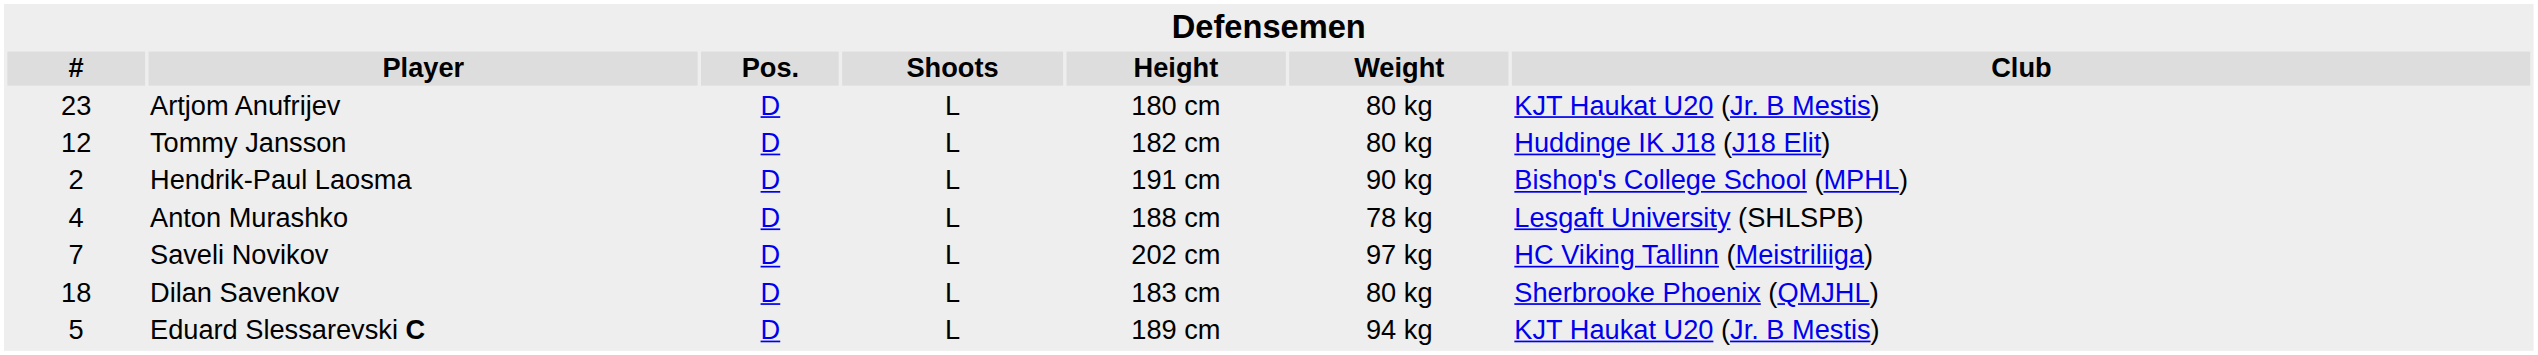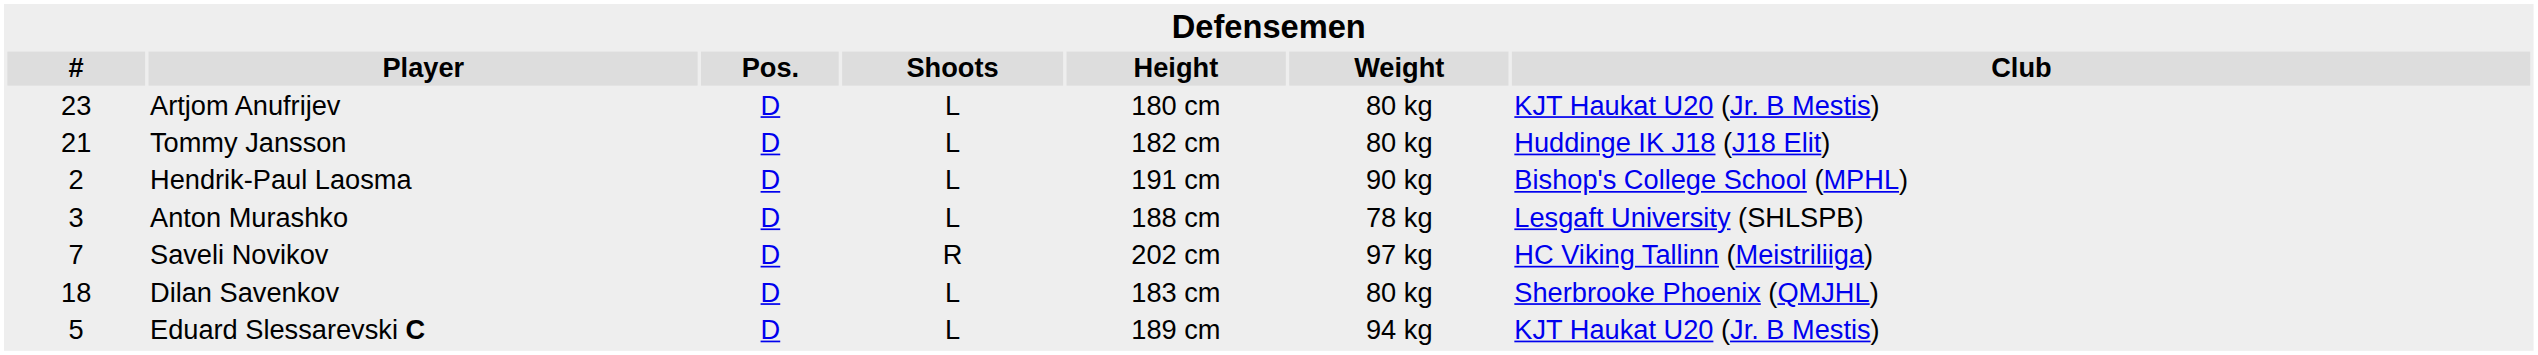(76, 143) 12 -> (76, 143) 21
(76, 217) 4 -> (76, 217) 3
(953, 255) L -> (953, 255) R
